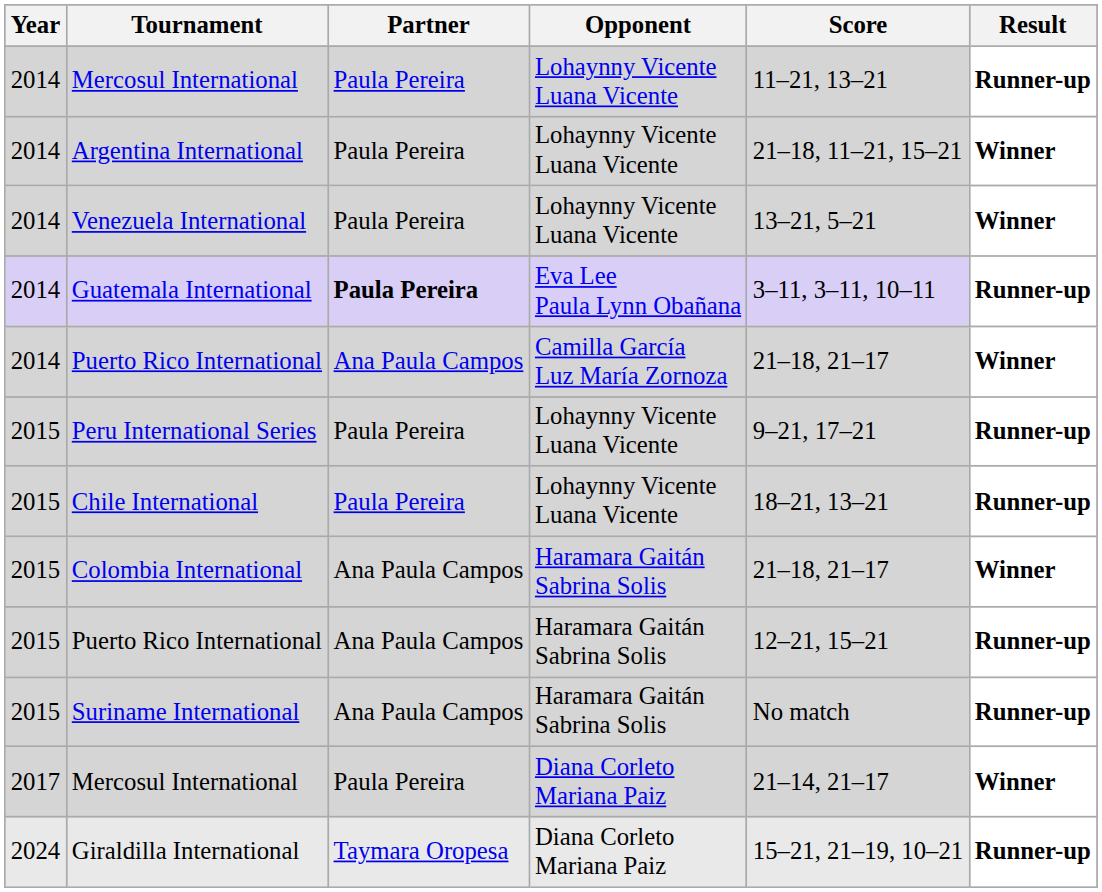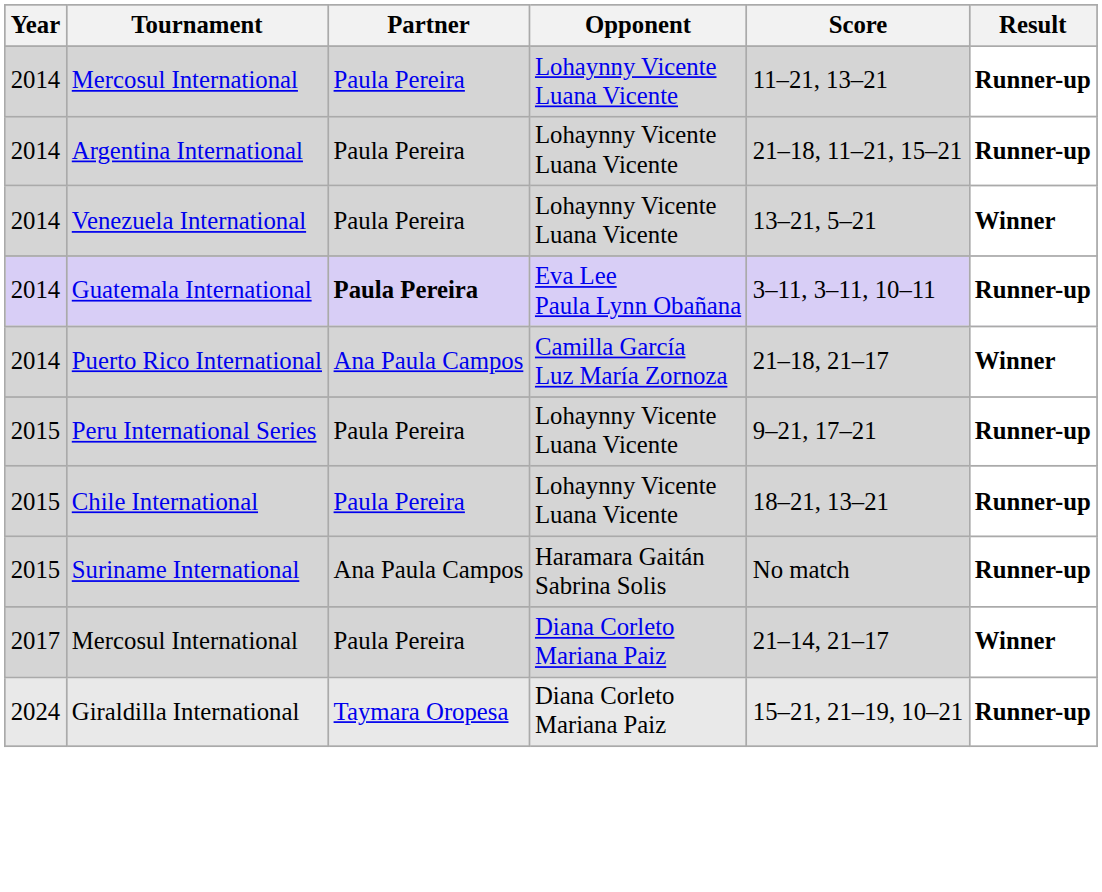(1015, 150) Winner -> (1033, 150) Runner-up
- row: (187, 571)
- row: (197, 641)
